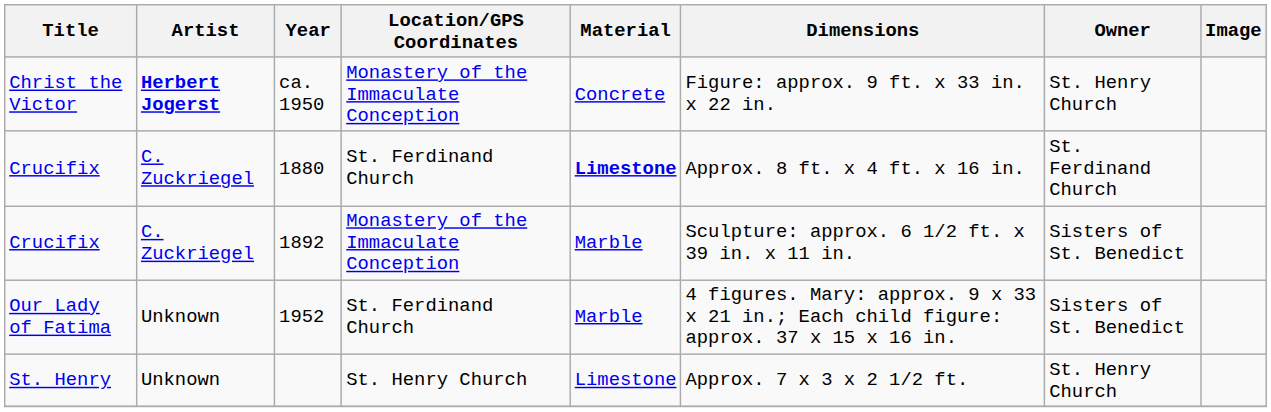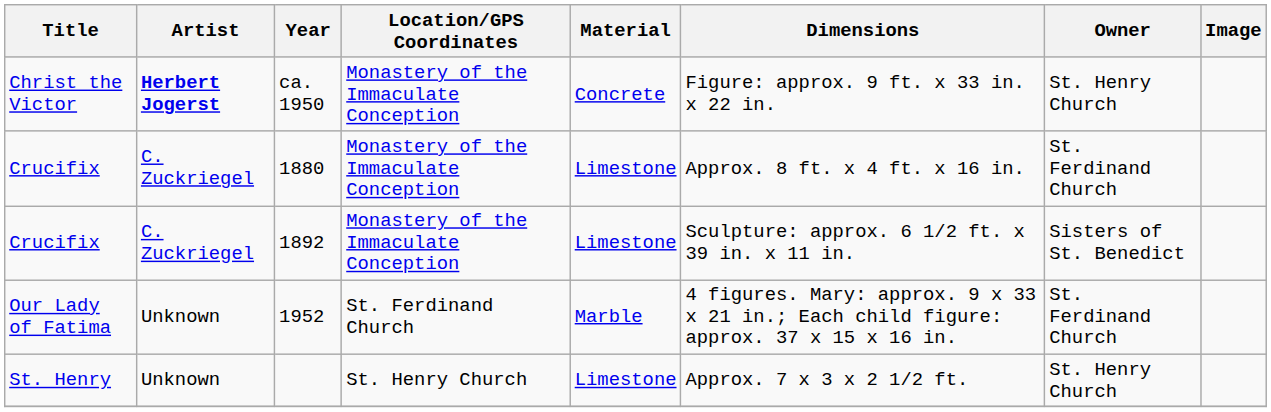(420, 169) St. Ferdinand Church -> (437, 169) Monastery of the Immaculate Conception
(626, 169) bold -> (626, 169) normal
(609, 243) Marble -> (626, 243) Limestone
(1117, 317) Sisters of St. Benedict -> (1100, 317) St. Ferdinand Church
